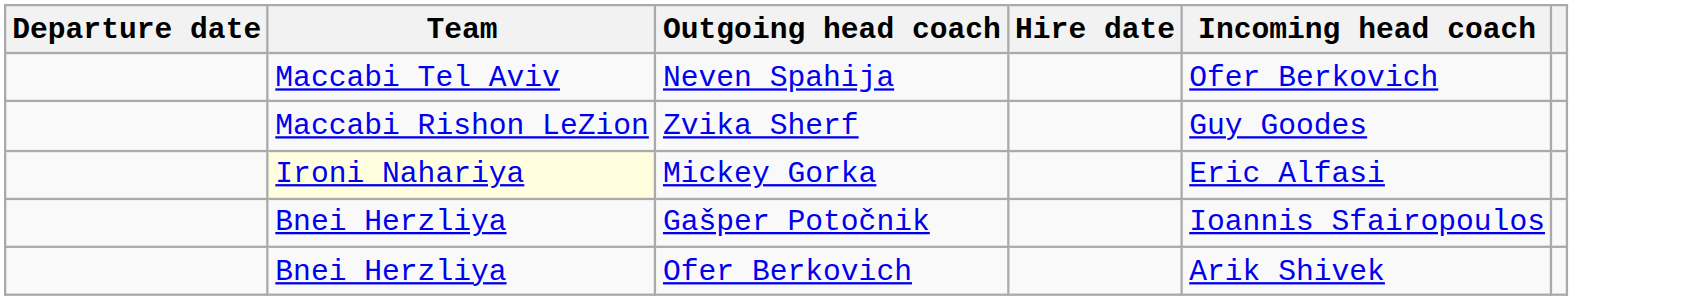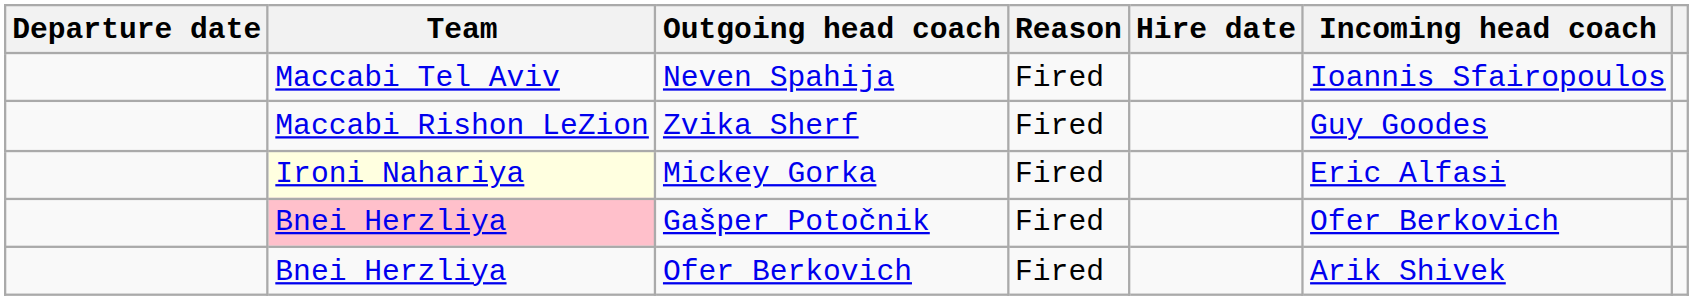+ column: (1068, 29)
(1314, 78) Ofer Berkovich -> (1488, 78) Ioannis Sfairopoulos
(391, 223) no background -> (391, 223) pink background
(1367, 223) Ioannis Sfairopoulos -> (1435, 223) Ofer Berkovich
